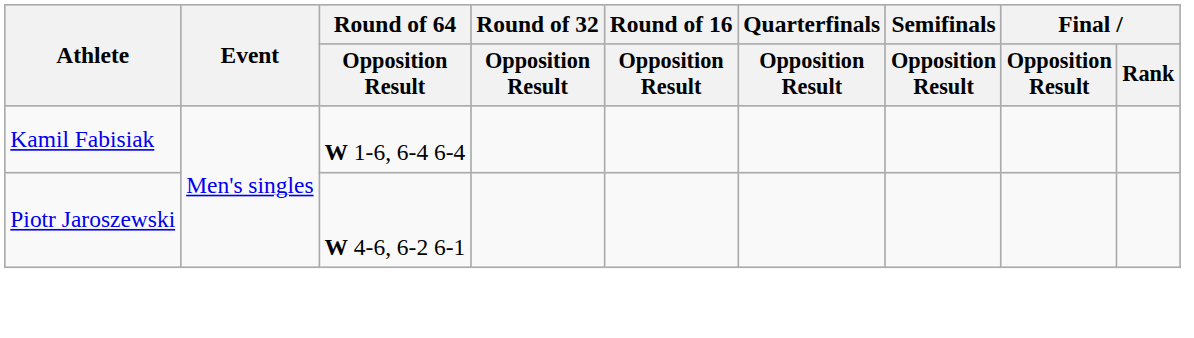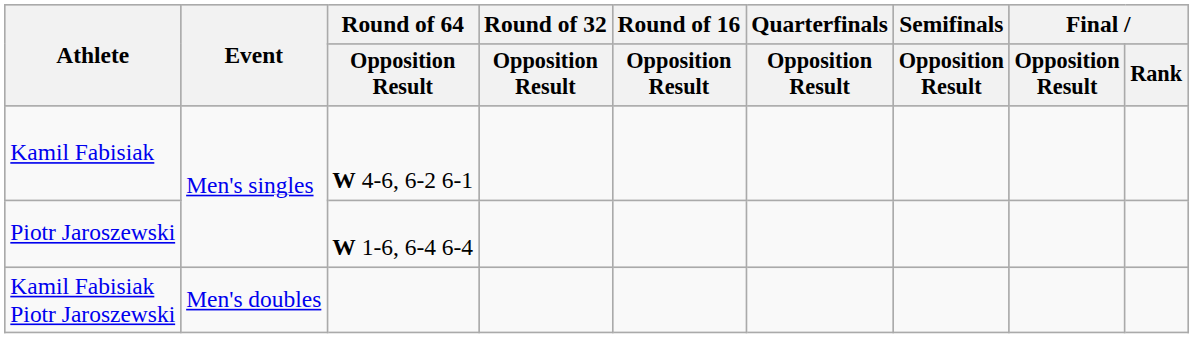(395, 153) W 1-6, 6-4 6-4 -> (403, 181) W 4-6, 6-2 6-1
(395, 247) W 4-6, 6-2 6-1 -> (403, 247) W 1-6, 6-4 6-4
+ row: (93, 300)
